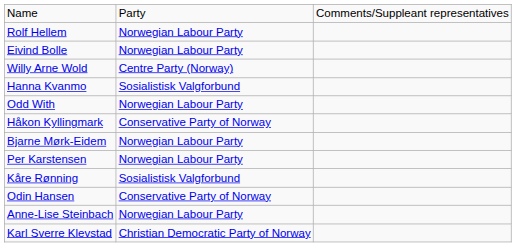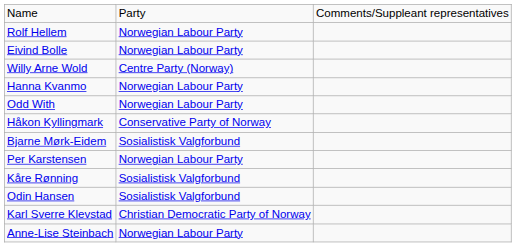(179, 86) Sosialistisk Valgforbund -> (181, 86) Norwegian Labour Party
(181, 141) Norwegian Labour Party -> (179, 141) Sosialistisk Valgforbund
(195, 196) Conservative Party of Norway -> (179, 196) Sosialistisk Valgforbund
rows swapped: (60, 232) <-> (60, 214)
